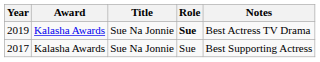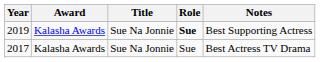(258, 30) Best Actress TV Drama -> (259, 30) Best Supporting Actress
(259, 48) Best Supporting Actress -> (258, 48) Best Actress TV Drama
